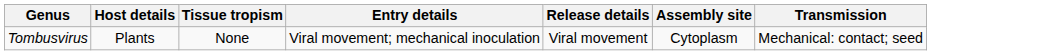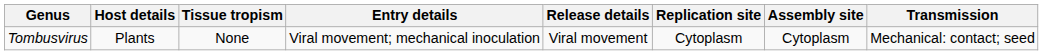+ column: (709, 15)
